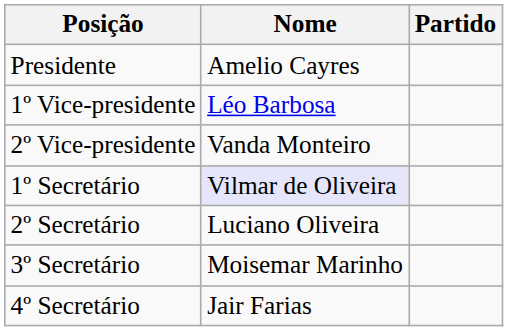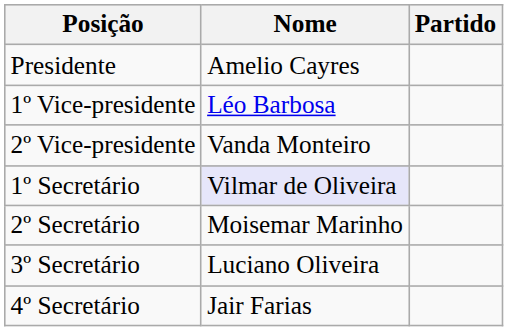(293, 225) Luciano Oliveira -> (305, 225) Moisemar Marinho
(305, 265) Moisemar Marinho -> (293, 265) Luciano Oliveira
